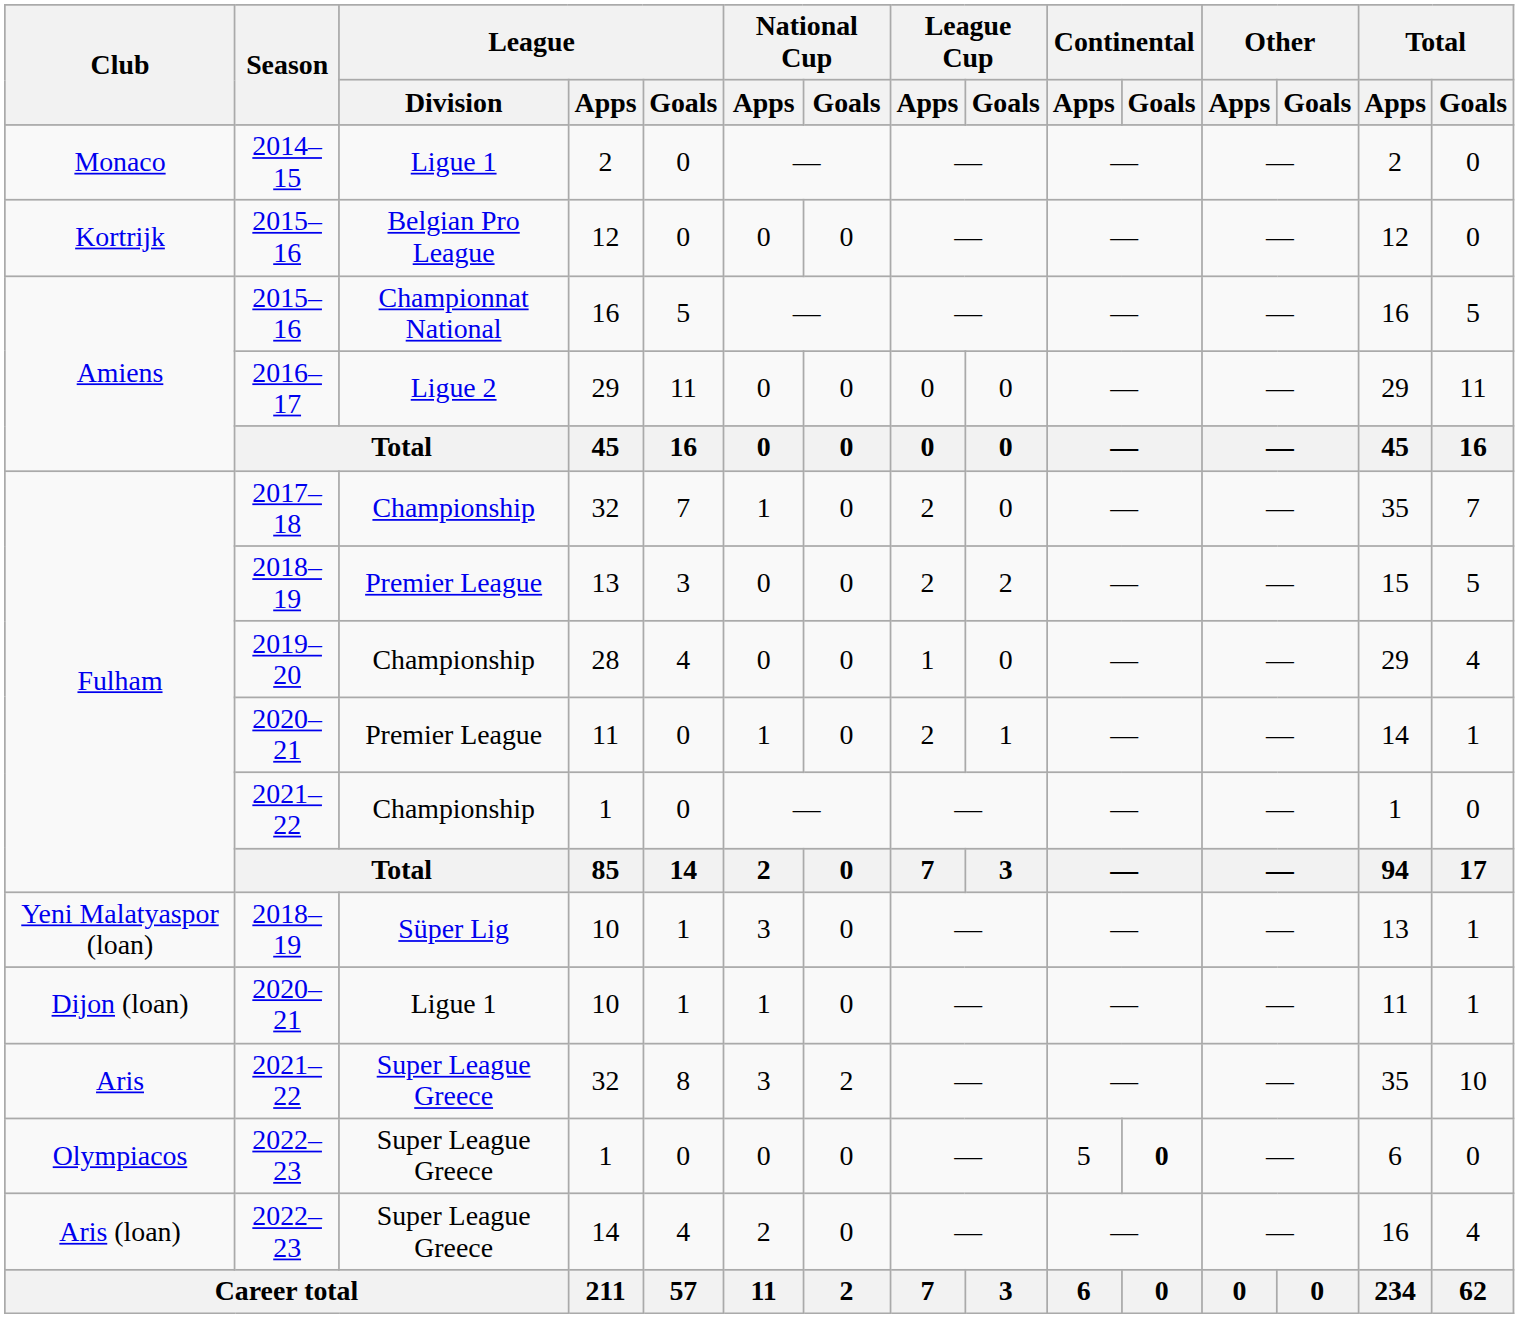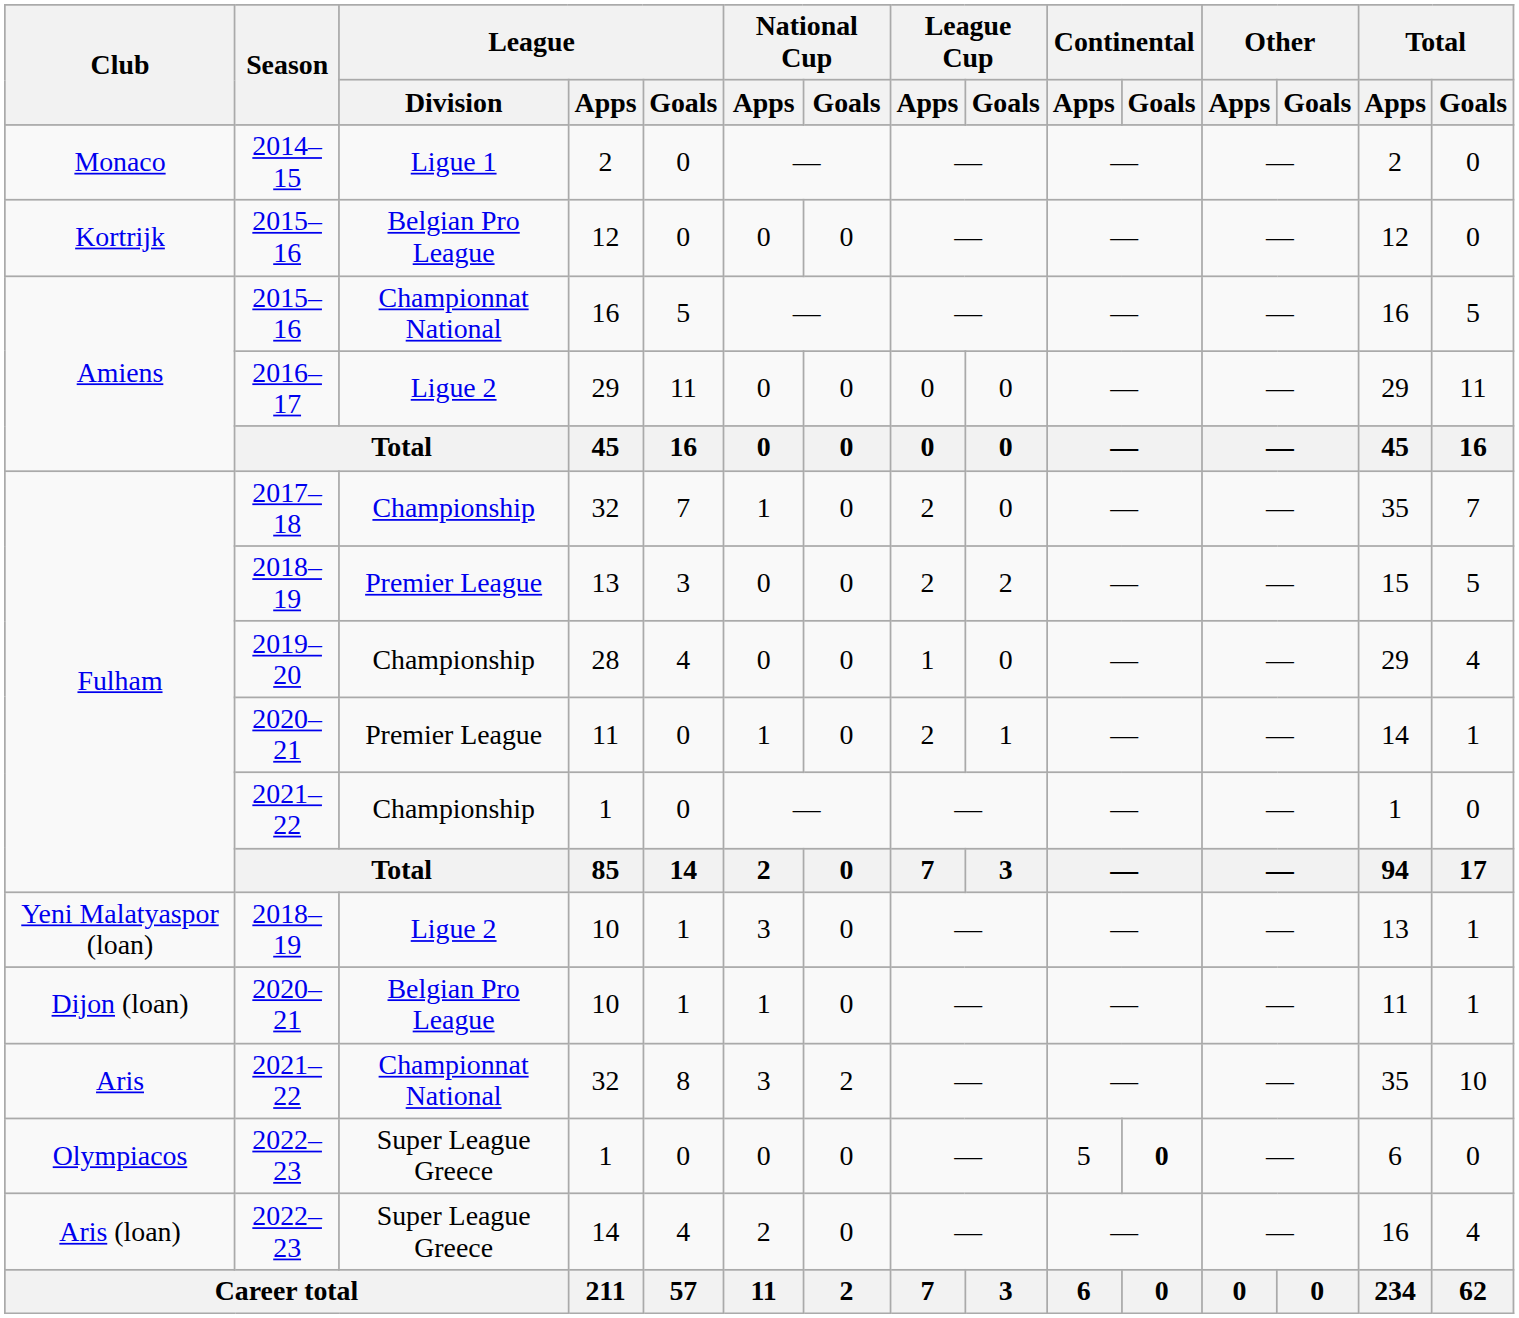(454, 929) Süper Lig -> (454, 929) Ligue 2
(454, 1004) Ligue 1 -> (454, 1004) Belgian Pro League
(454, 1080) Super League Greece -> (454, 1080) Championnat National
